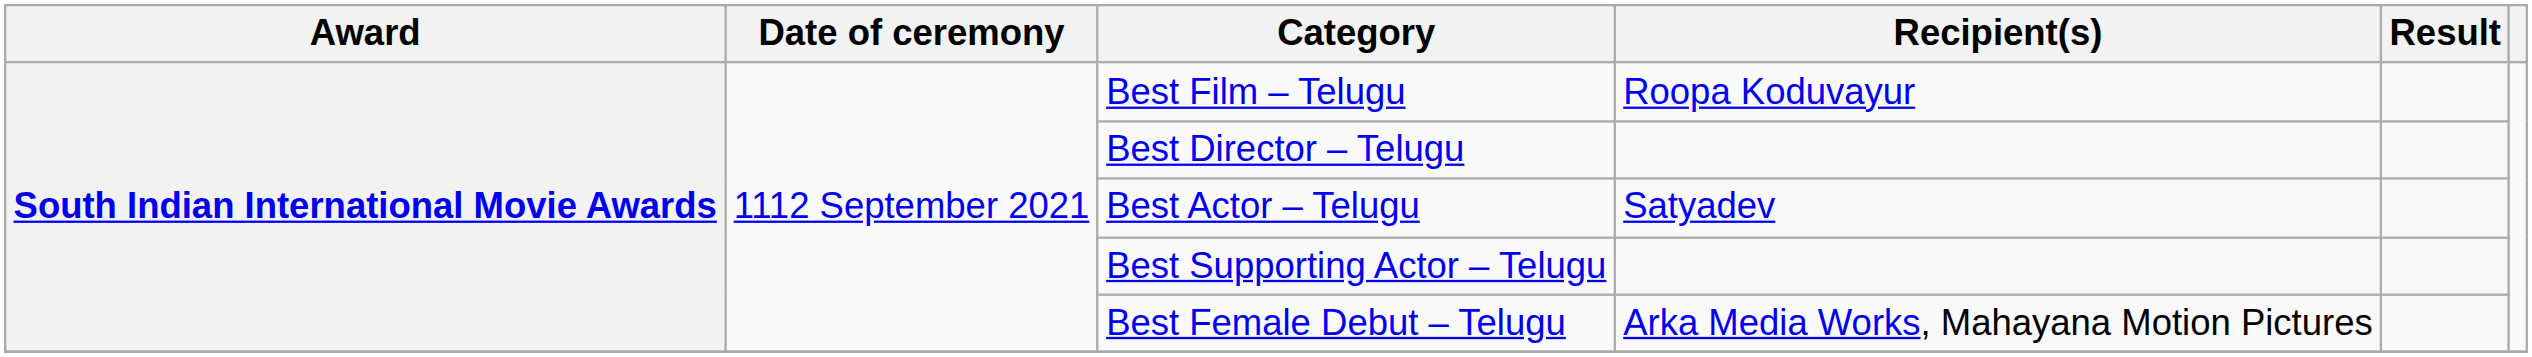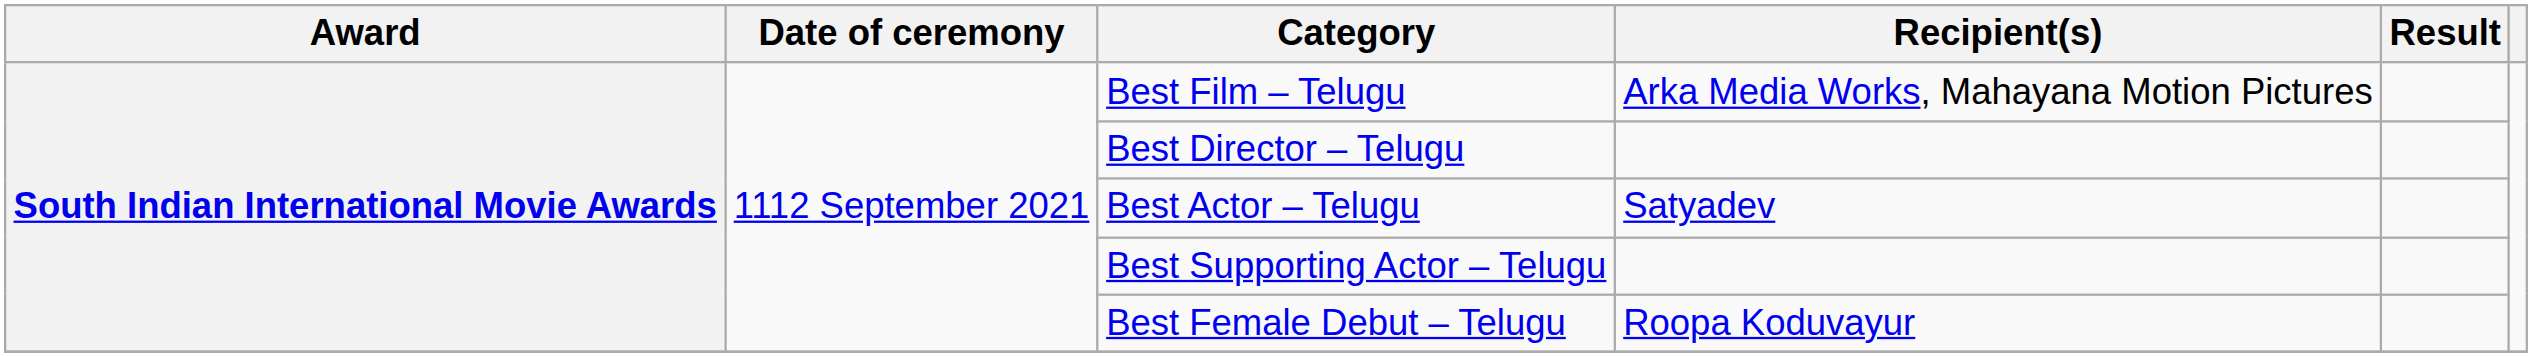(1769, 91) Roopa Koduvayur -> (1998, 91) Arka Media Works, Mahayana Motion Pictures
(1998, 322) Arka Media Works, Mahayana Motion Pictures -> (1769, 322) Roopa Koduvayur
